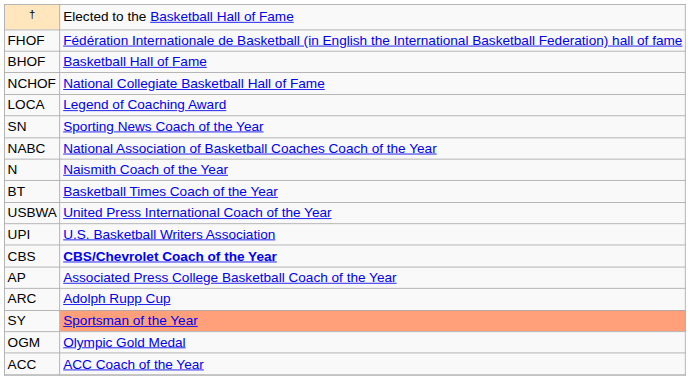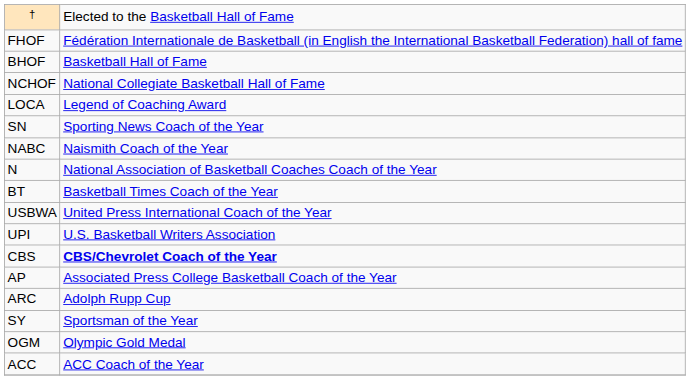(250, 148) National Association of Basketball Coaches Coach of the Year -> (146, 148) Naismith Coach of the Year
(146, 169) Naismith Coach of the Year -> (250, 169) National Association of Basketball Coaches Coach of the Year
(130, 320) lightsalmon background -> (130, 320) no background
